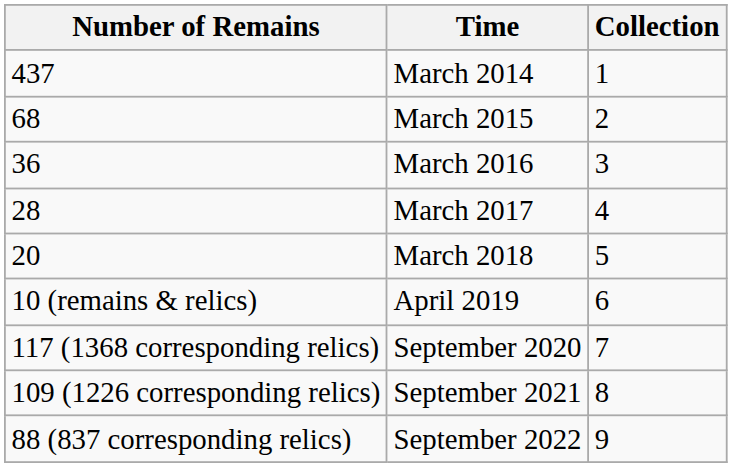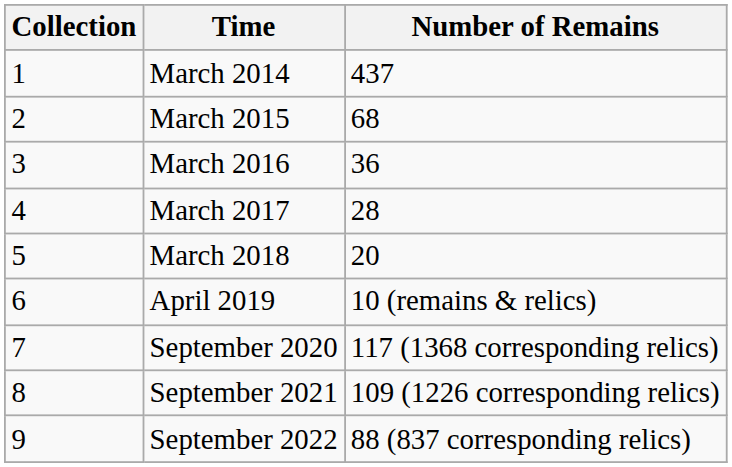columns swapped: (657, 27) <-> (196, 27)
